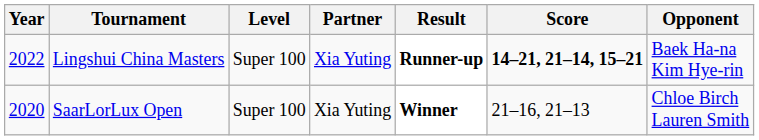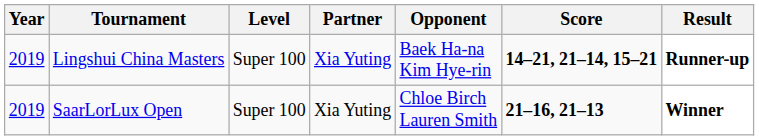columns swapped: (700, 19) <-> (441, 19)
(27, 59) 2022 -> (27, 59) 2019
(27, 110) 2020 -> (27, 110) 2019
(541, 110) normal -> (555, 110) bold
